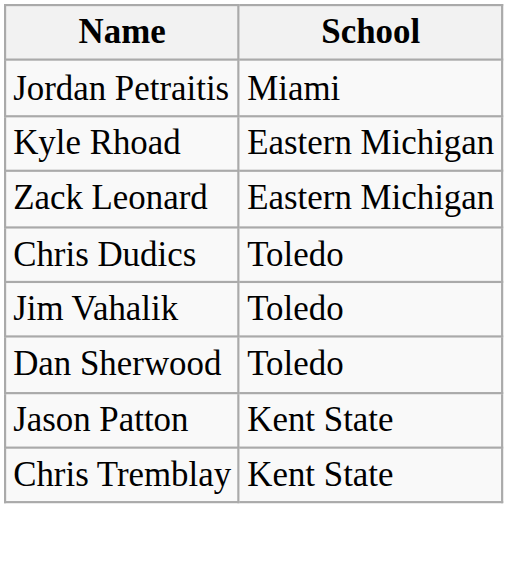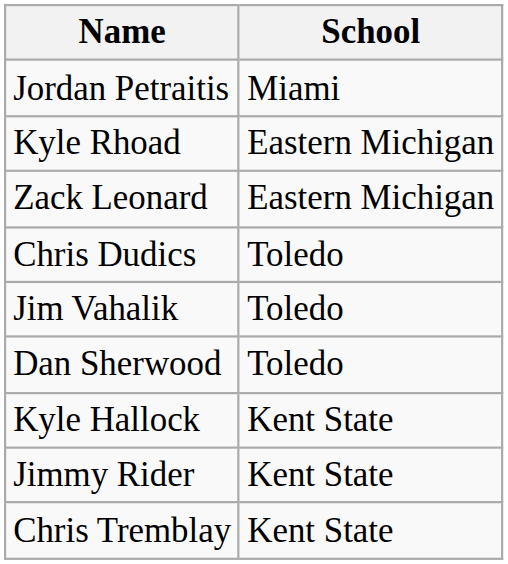+ row: (107, 419)
+ row: (104, 474)
- row: (101, 419)
